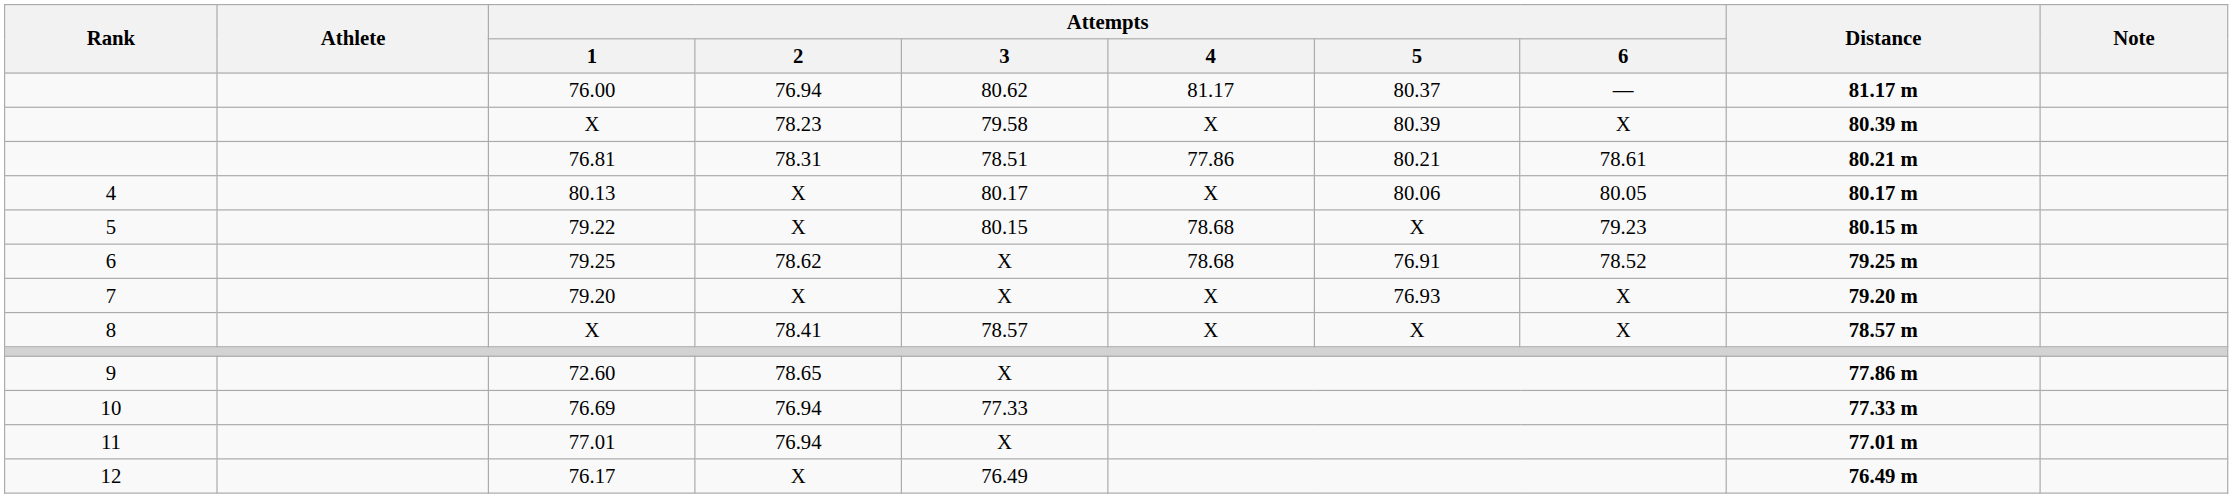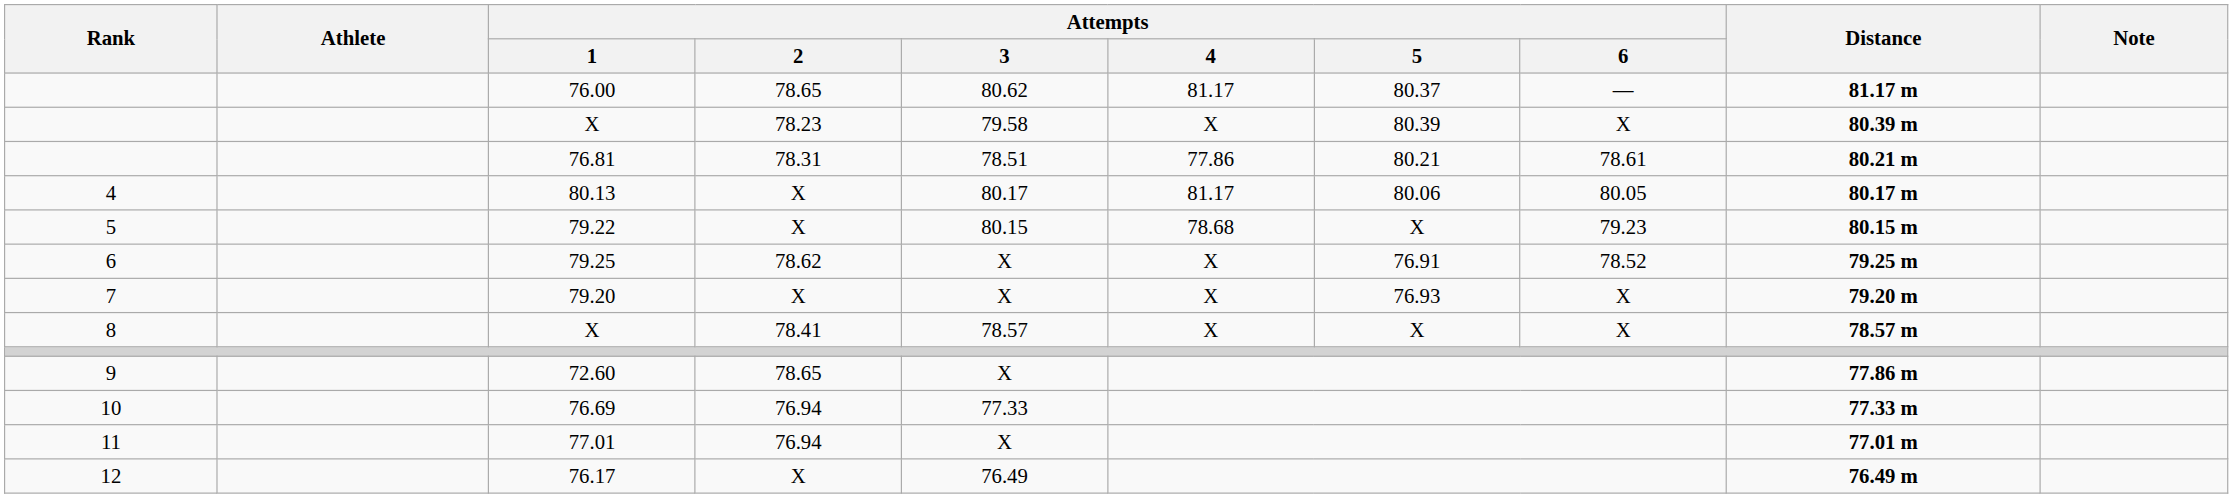(798, 89) 76.94 -> (798, 89) 78.65
(1211, 192) X -> (1211, 192) 81.17
(1211, 261) 78.68 -> (1211, 261) X
